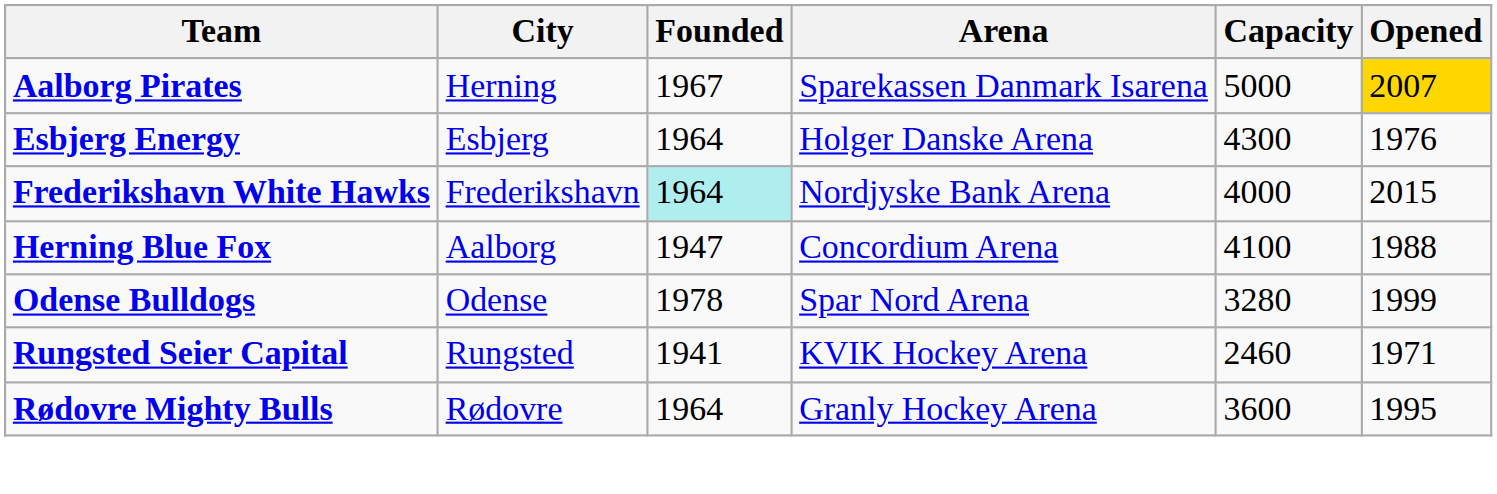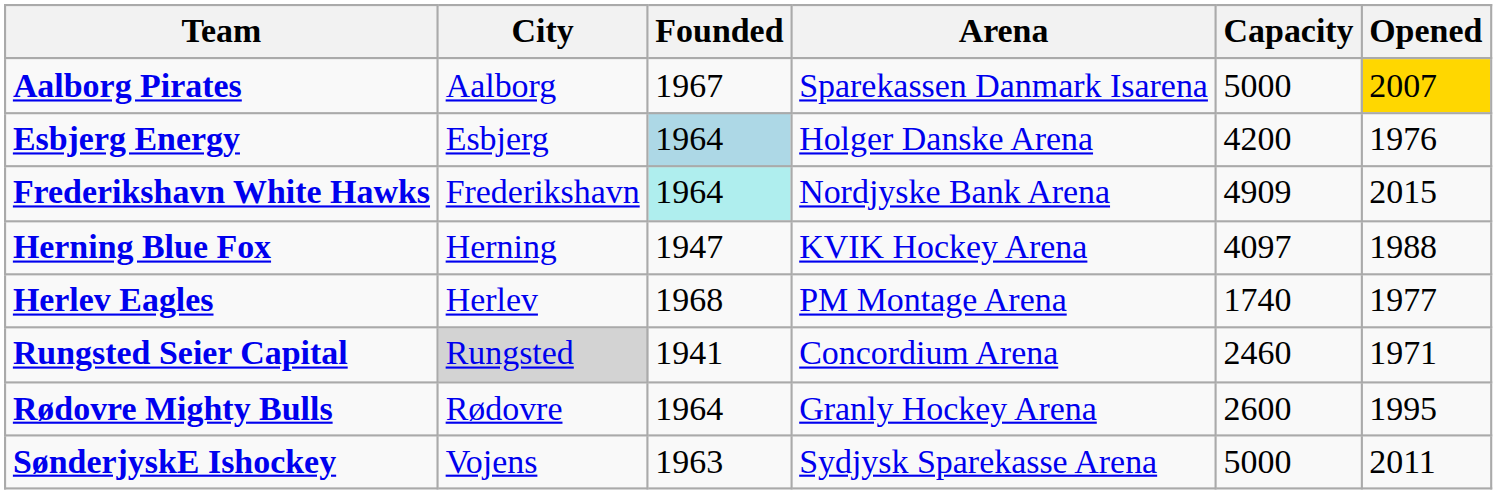(501, 85) Herning -> (501, 85) Aalborg
(689, 138) no background -> (689, 138) lightblue background
(1257, 138) 4300 -> (1257, 138) 4200
(1257, 192) 4000 -> (1257, 192) 4909
(501, 246) Aalborg -> (501, 246) Herning
(929, 246) Concordium Arena -> (943, 246) KVIK Hockey Arena
(1257, 246) 4100 -> (1257, 246) 4097
+ row: (113, 300)
- row: (134, 300)
(510, 354) no background -> (510, 354) lightgrey background
(943, 354) KVIK Hockey Arena -> (929, 354) Concordium Arena
(1257, 407) 3600 -> (1257, 407) 2600
+ row: (175, 461)
